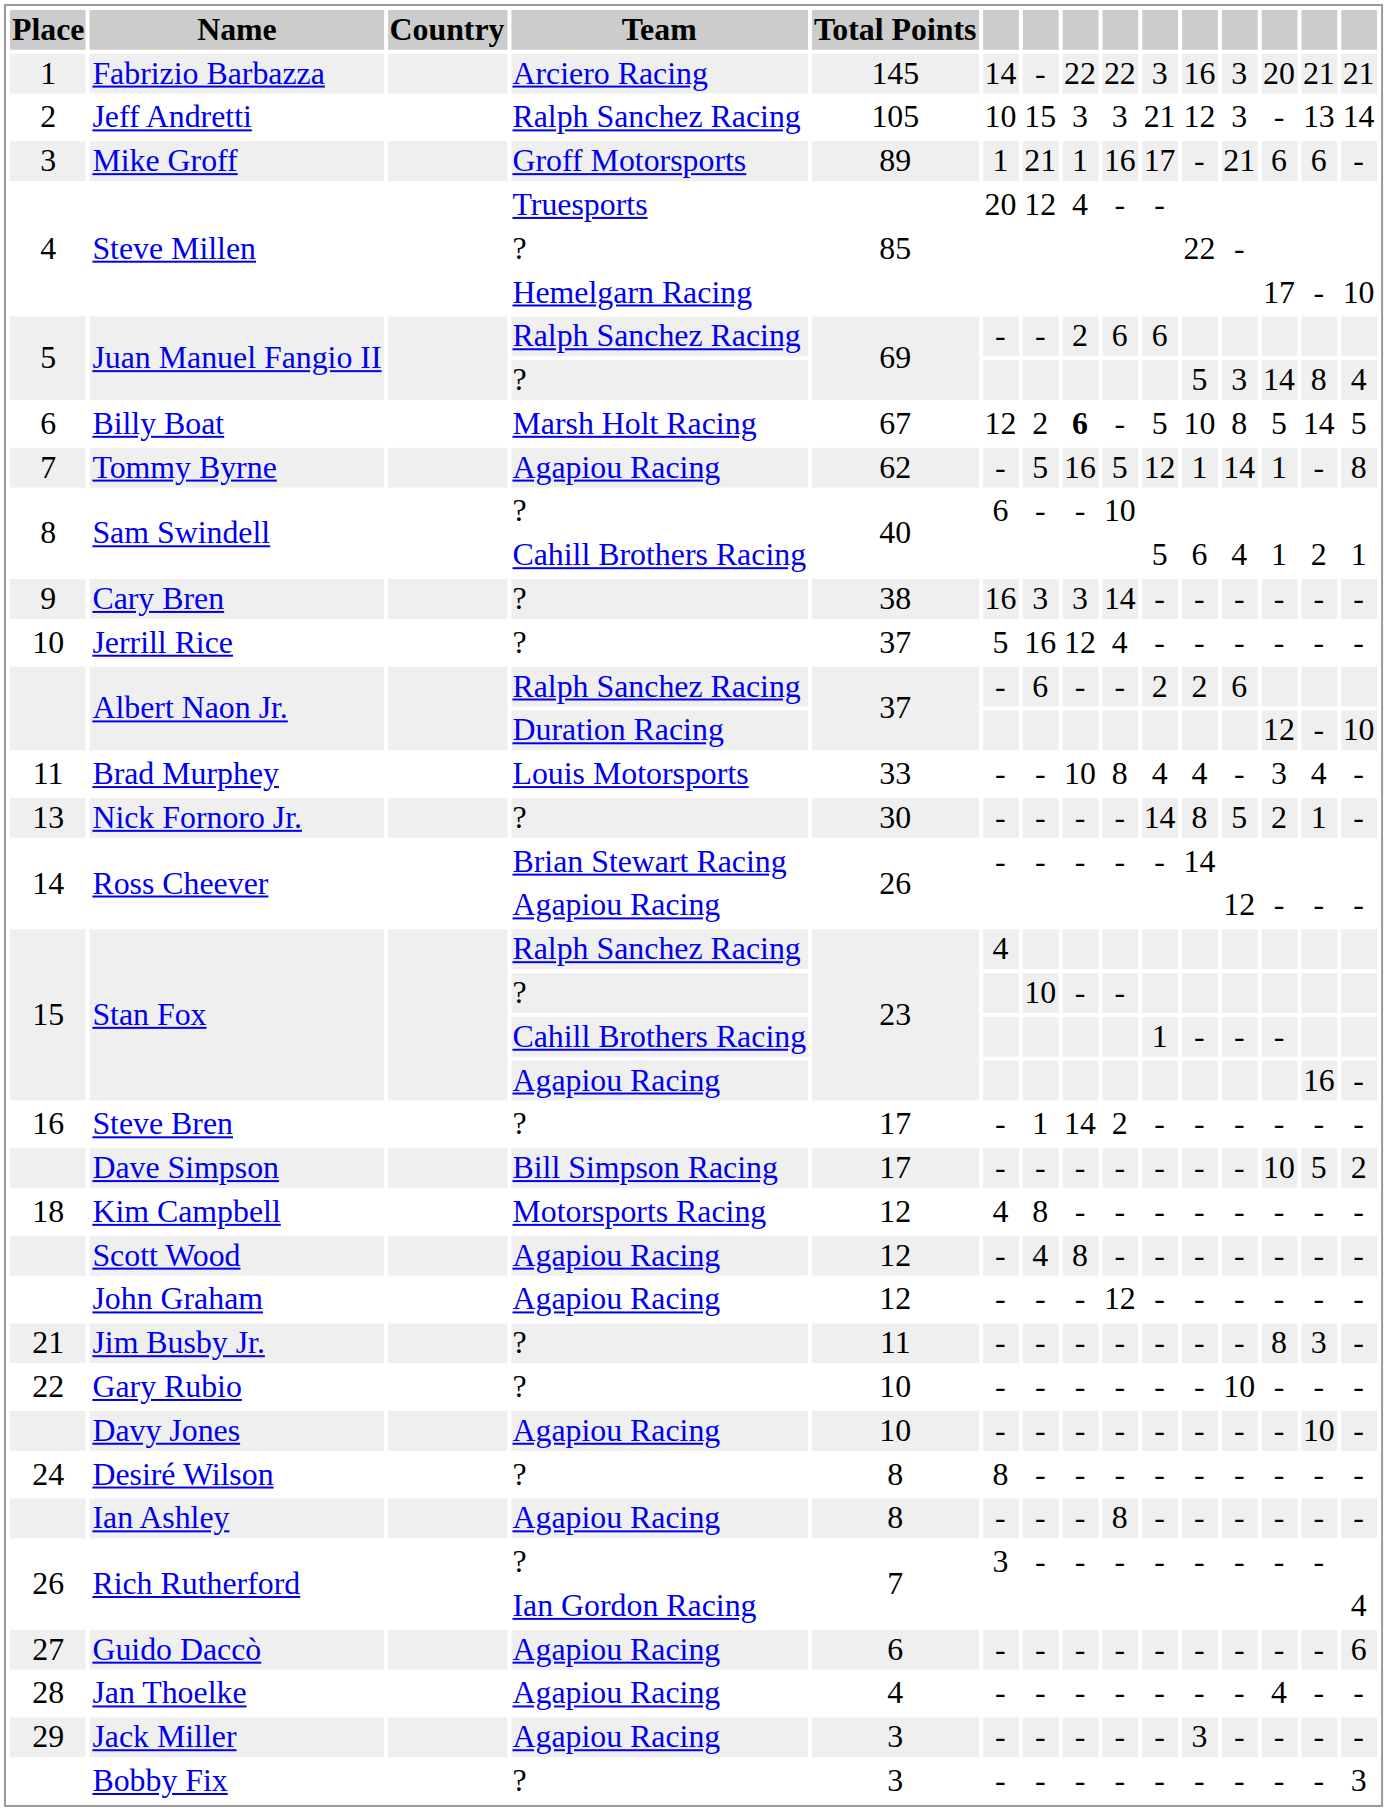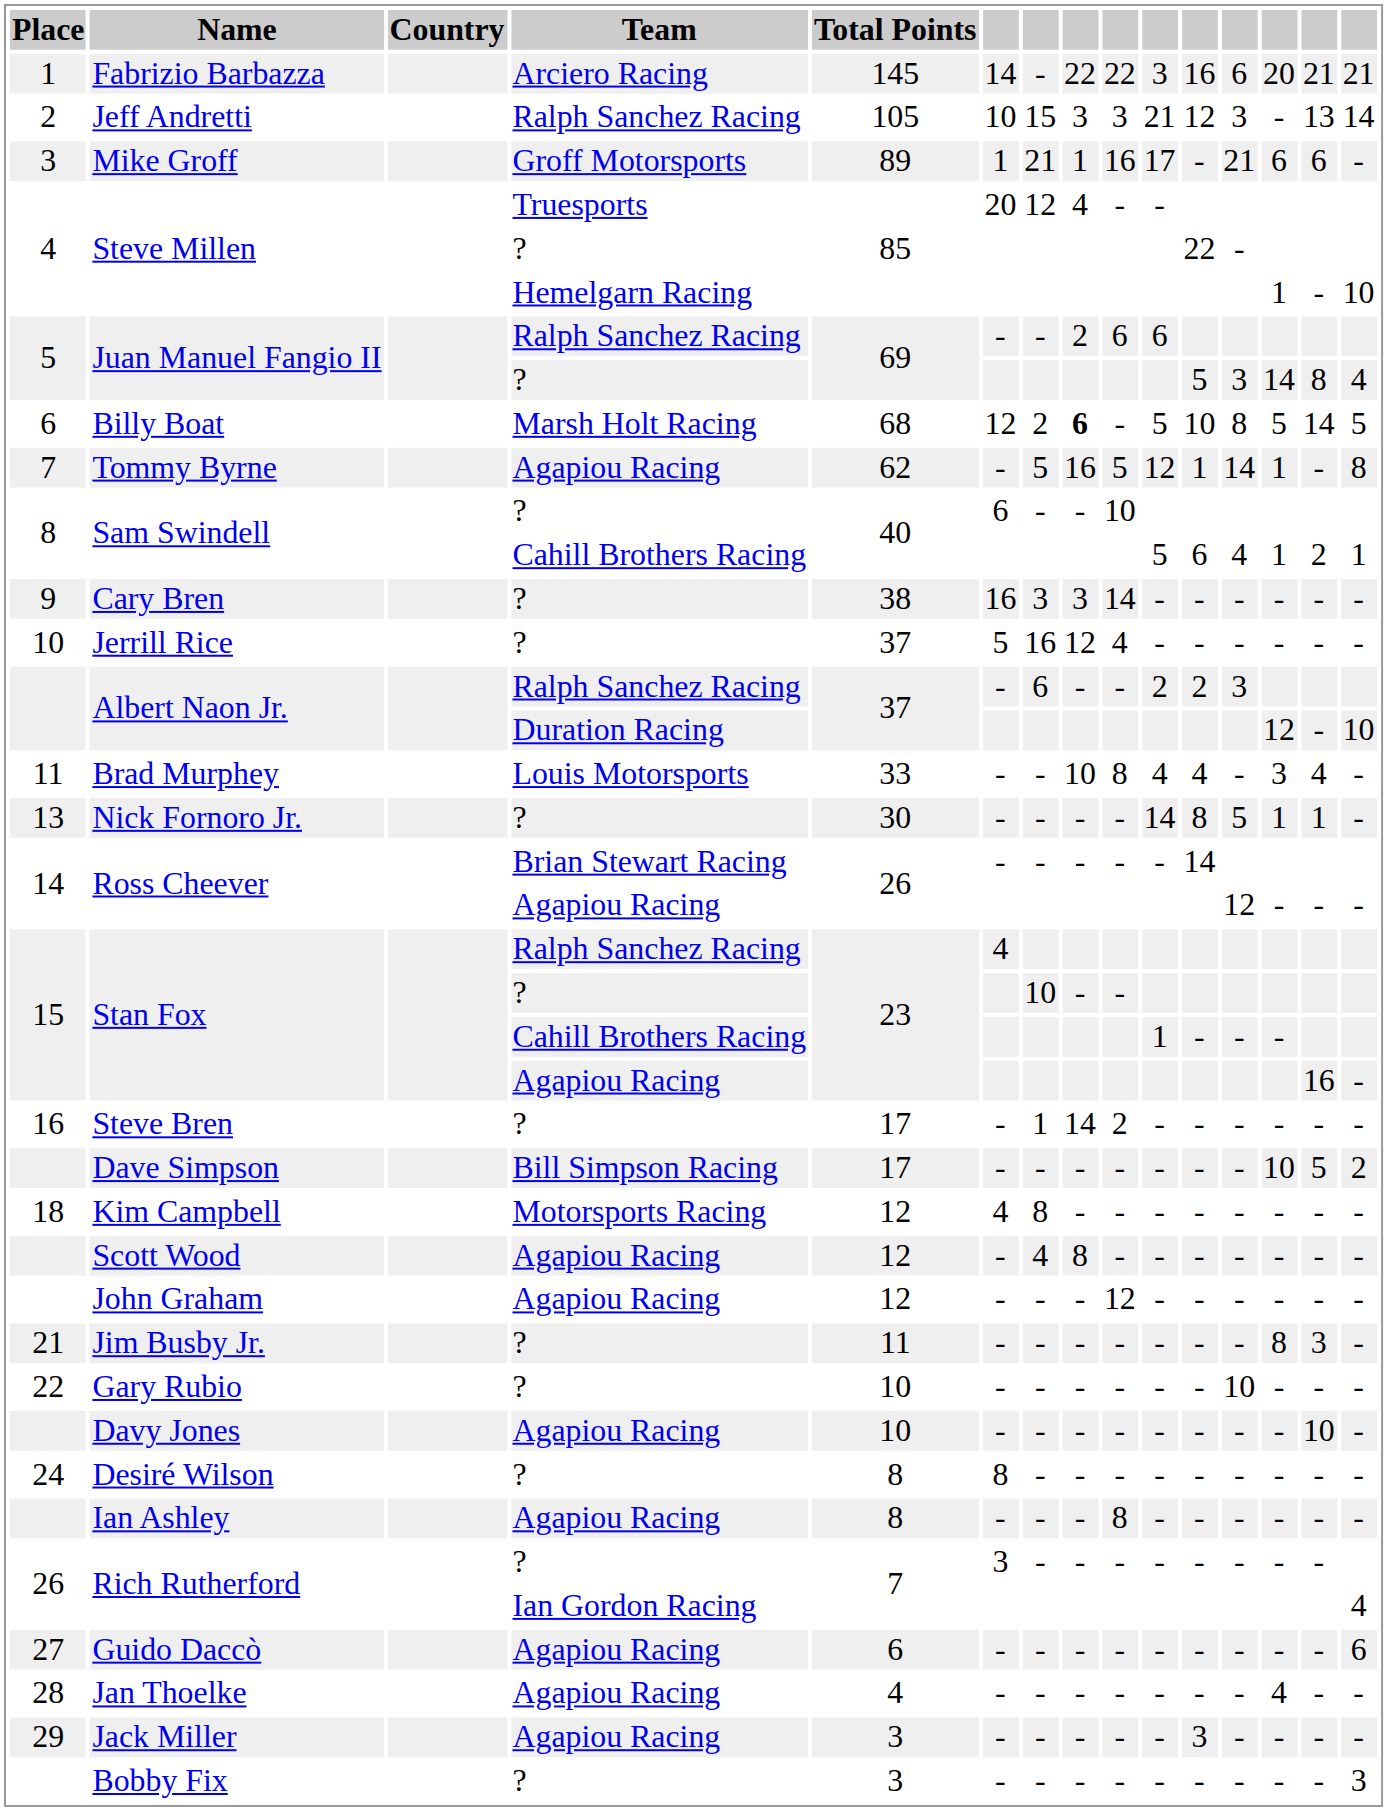(1239, 73) 3 -> (1239, 73) 6
(1279, 292) 17 -> (1279, 292) 1
(895, 423) 67 -> (895, 423) 68
(1239, 686) 6 -> (1239, 686) 3
(1279, 817) 2 -> (1279, 817) 1
